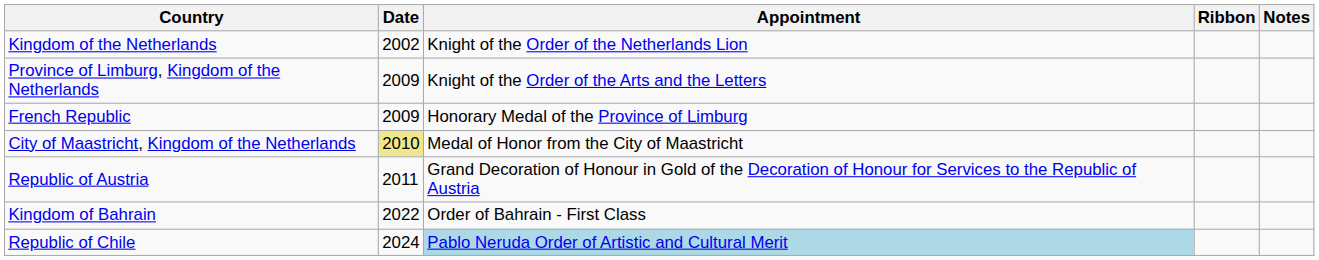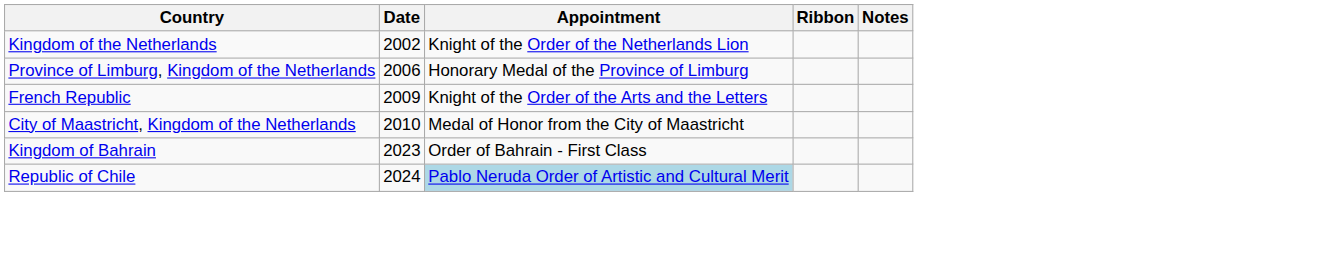(401, 80) 2009 -> (402, 71) 2006
(597, 80) Knight of the Order of the Arts and the Letters -> (588, 71) Honorary Medal of the Province of Limburg
(587, 116) Honorary Medal of the Province of Limburg -> (598, 97) Knight of the Order of the Arts and the Letters
(401, 143) khaki background -> (402, 124) no background
- row: (78, 179)
(401, 215) 2022 -> (402, 151) 2023
